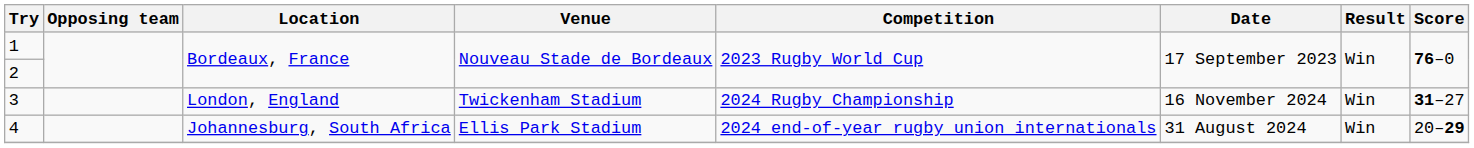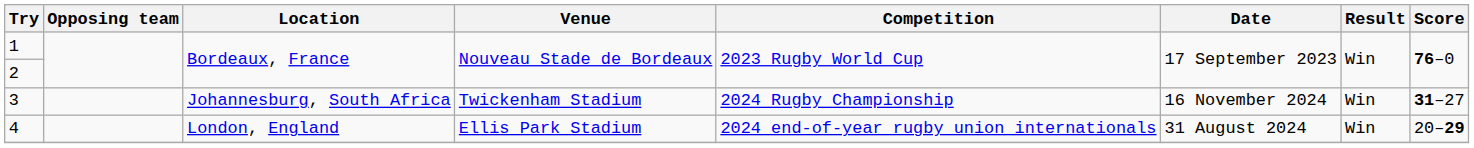(263, 101) London, England -> (319, 101) Johannesburg, South Africa
(319, 129) Johannesburg, South Africa -> (263, 129) London, England
